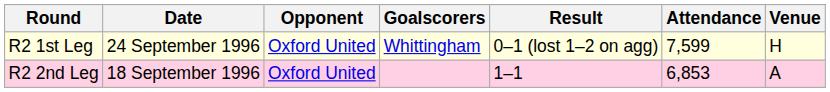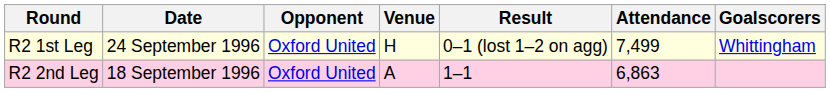columns swapped: (795, 18) <-> (435, 18)
(688, 45) 7,599 -> (638, 45) 7,499
(688, 73) 6,853 -> (638, 73) 6,863
